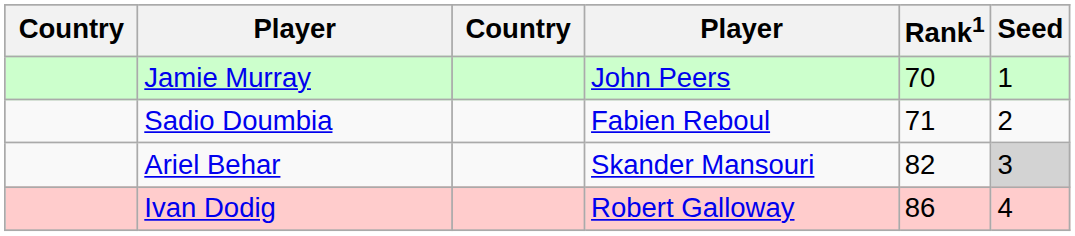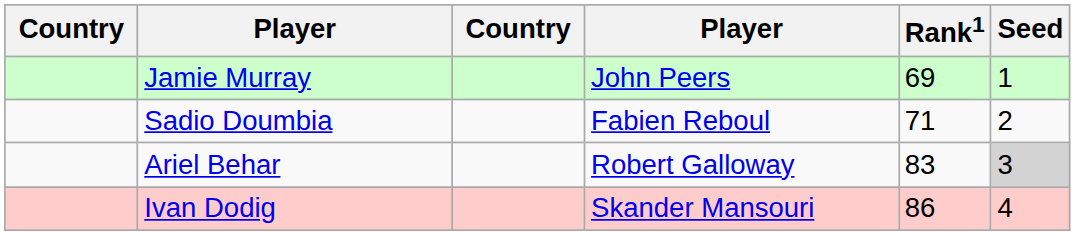(920, 77) 70 -> (920, 77) 69
(703, 164) Skander Mansouri -> (693, 164) Robert Galloway
(920, 164) 82 -> (920, 164) 83
(693, 208) Robert Galloway -> (703, 208) Skander Mansouri
